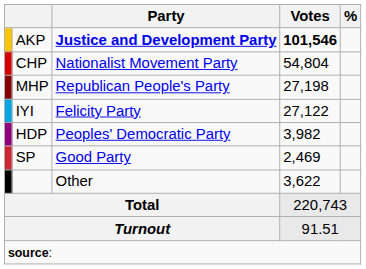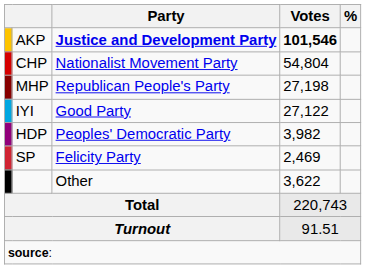(98, 110) Felicity Party -> (93, 110) Good Party
(93, 157) Good Party -> (98, 157) Felicity Party
